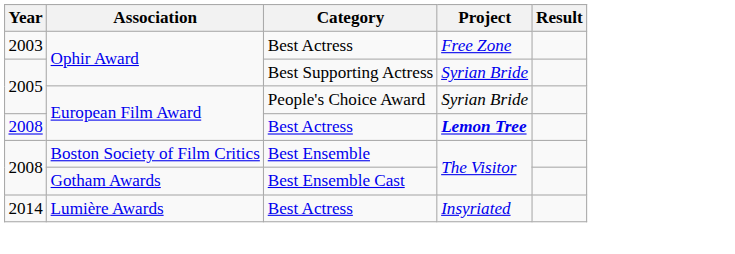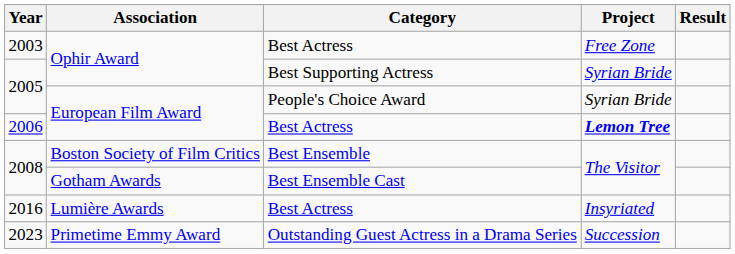(26, 126) 2008 -> (26, 126) 2006
(26, 208) 2014 -> (26, 208) 2016
+ row: (135, 235)
